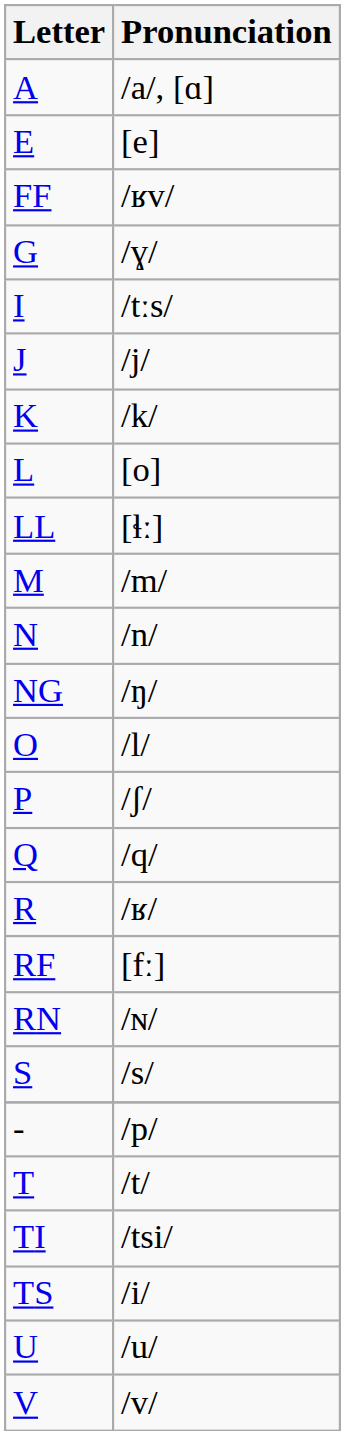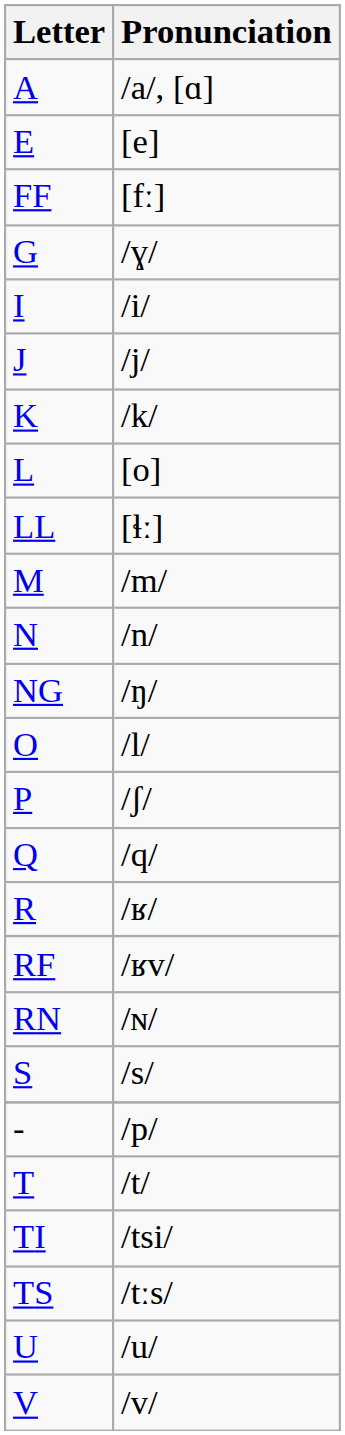(148, 196) /ʁv/ -> (143, 196) [fː]
(147, 305) /tːs/ -> (135, 305) /i/
(143, 963) [fː] -> (148, 963) /ʁv/
(135, 1292) /i/ -> (147, 1292) /tːs/
